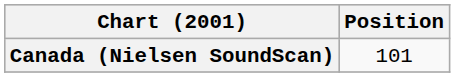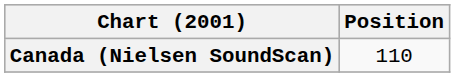(394, 56) 101 -> (394, 56) 110
